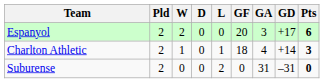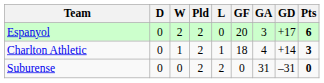columns swapped: (161, 13) <-> (202, 13)
